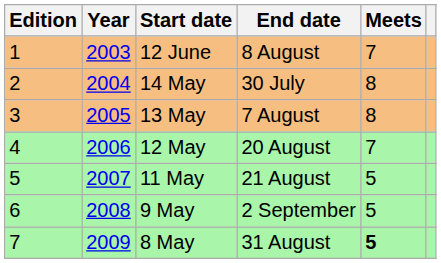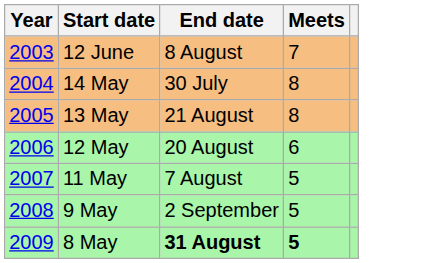- column: (43, 20)
(280, 115) 7 August -> (209, 115) 21 August
(371, 147) 7 -> (294, 147) 6
(286, 178) 21 August -> (203, 178) 7 August
(286, 242) normal -> (212, 242) bold
